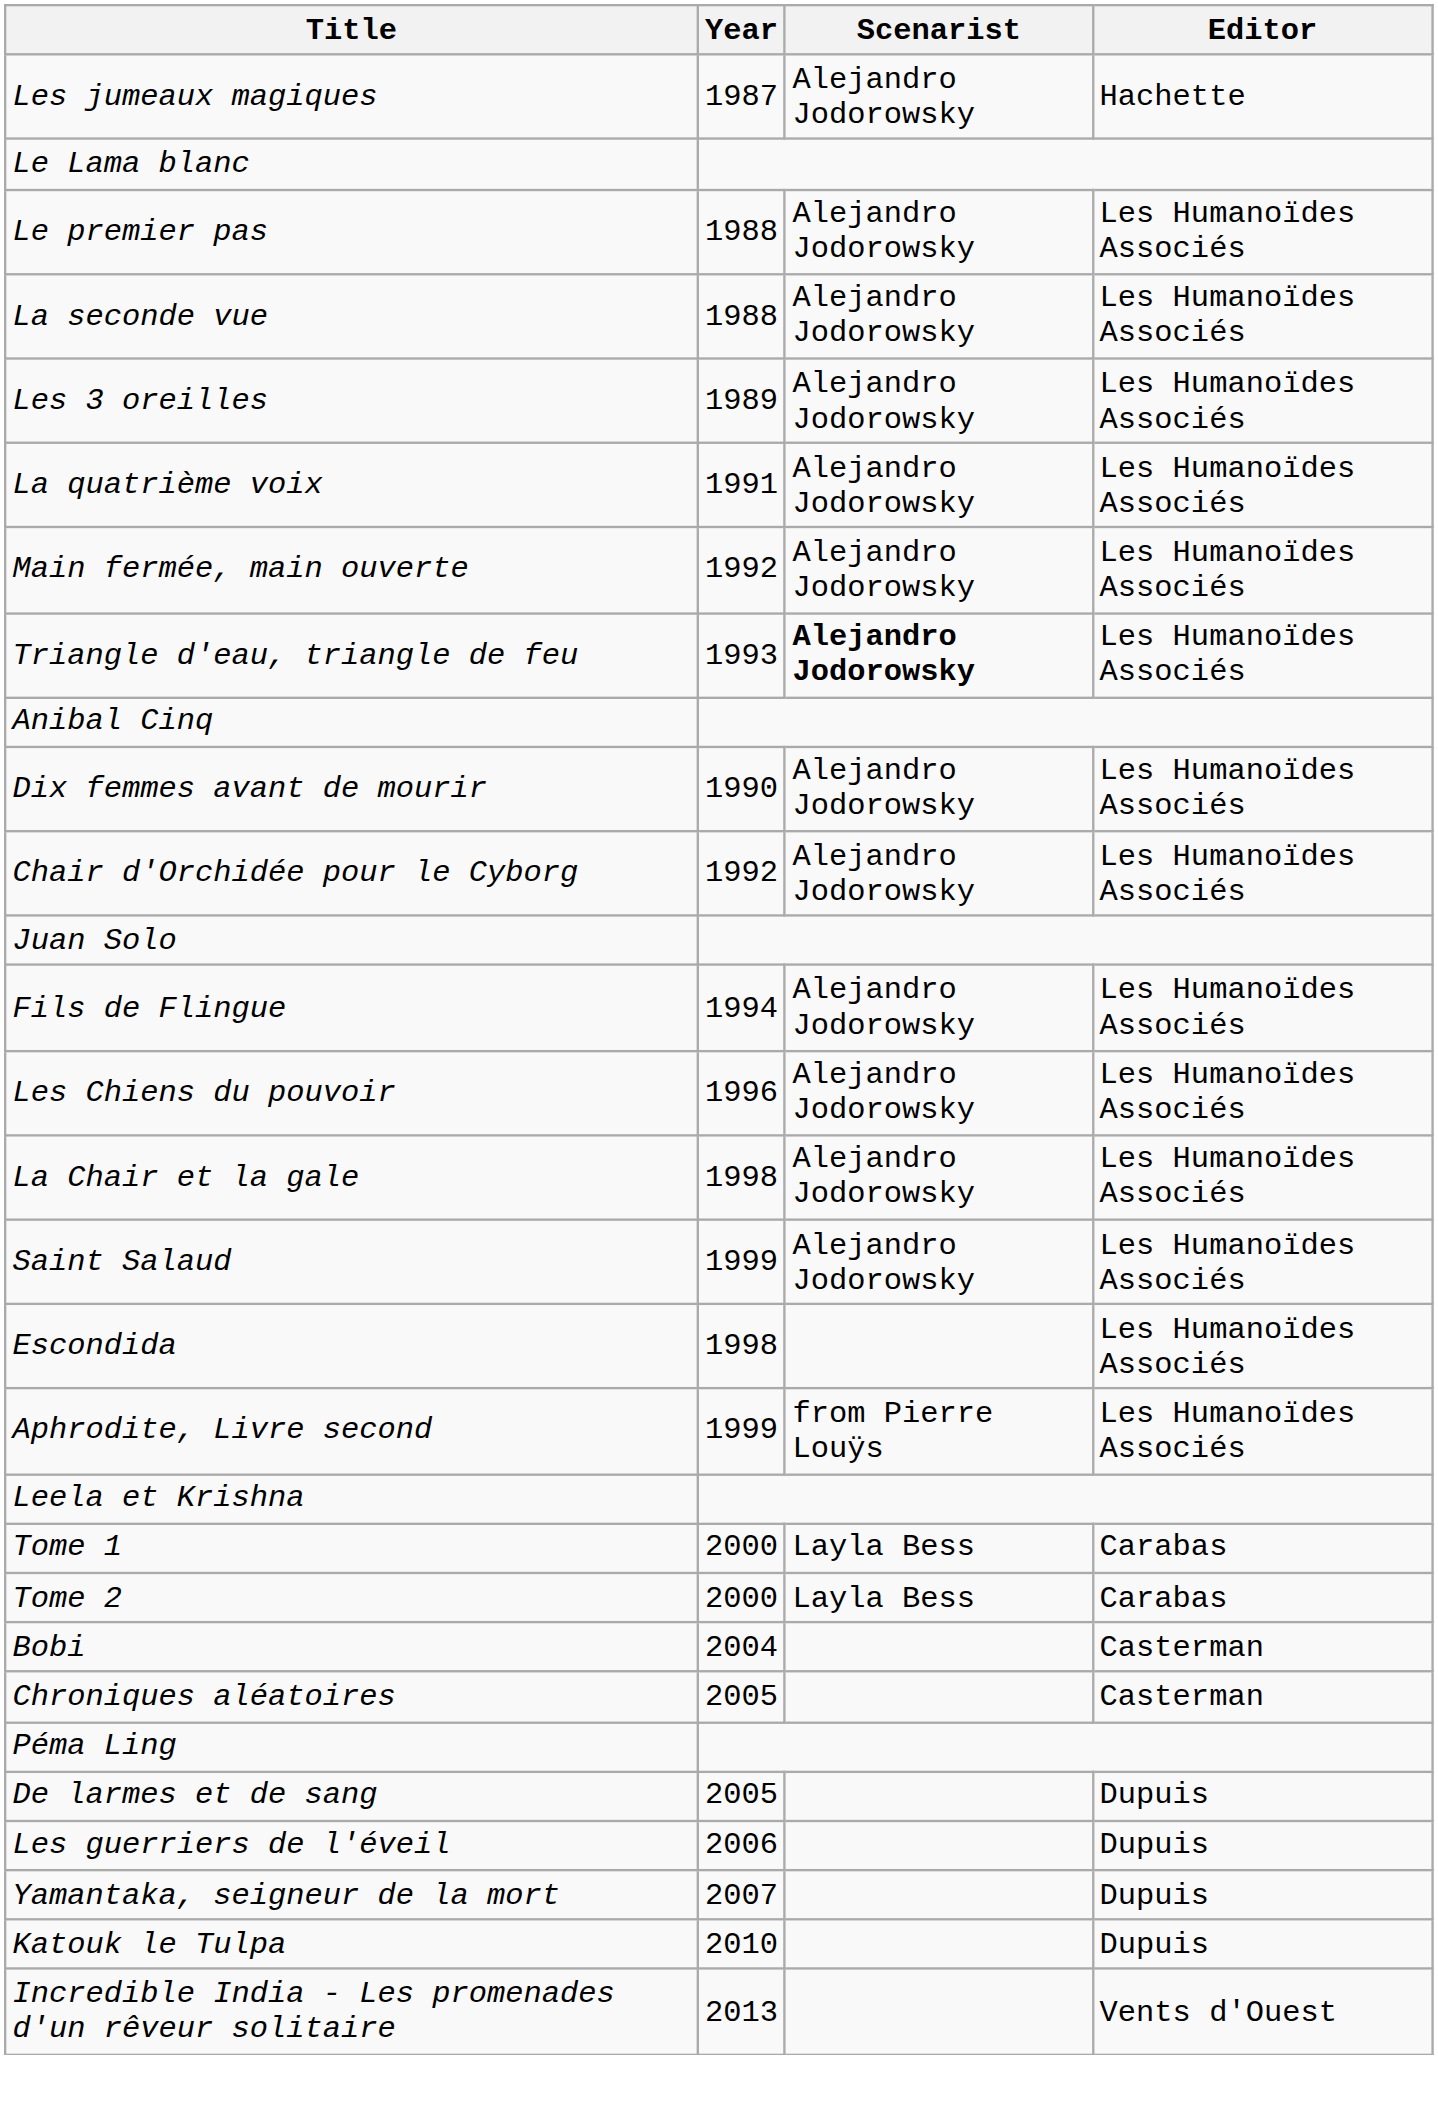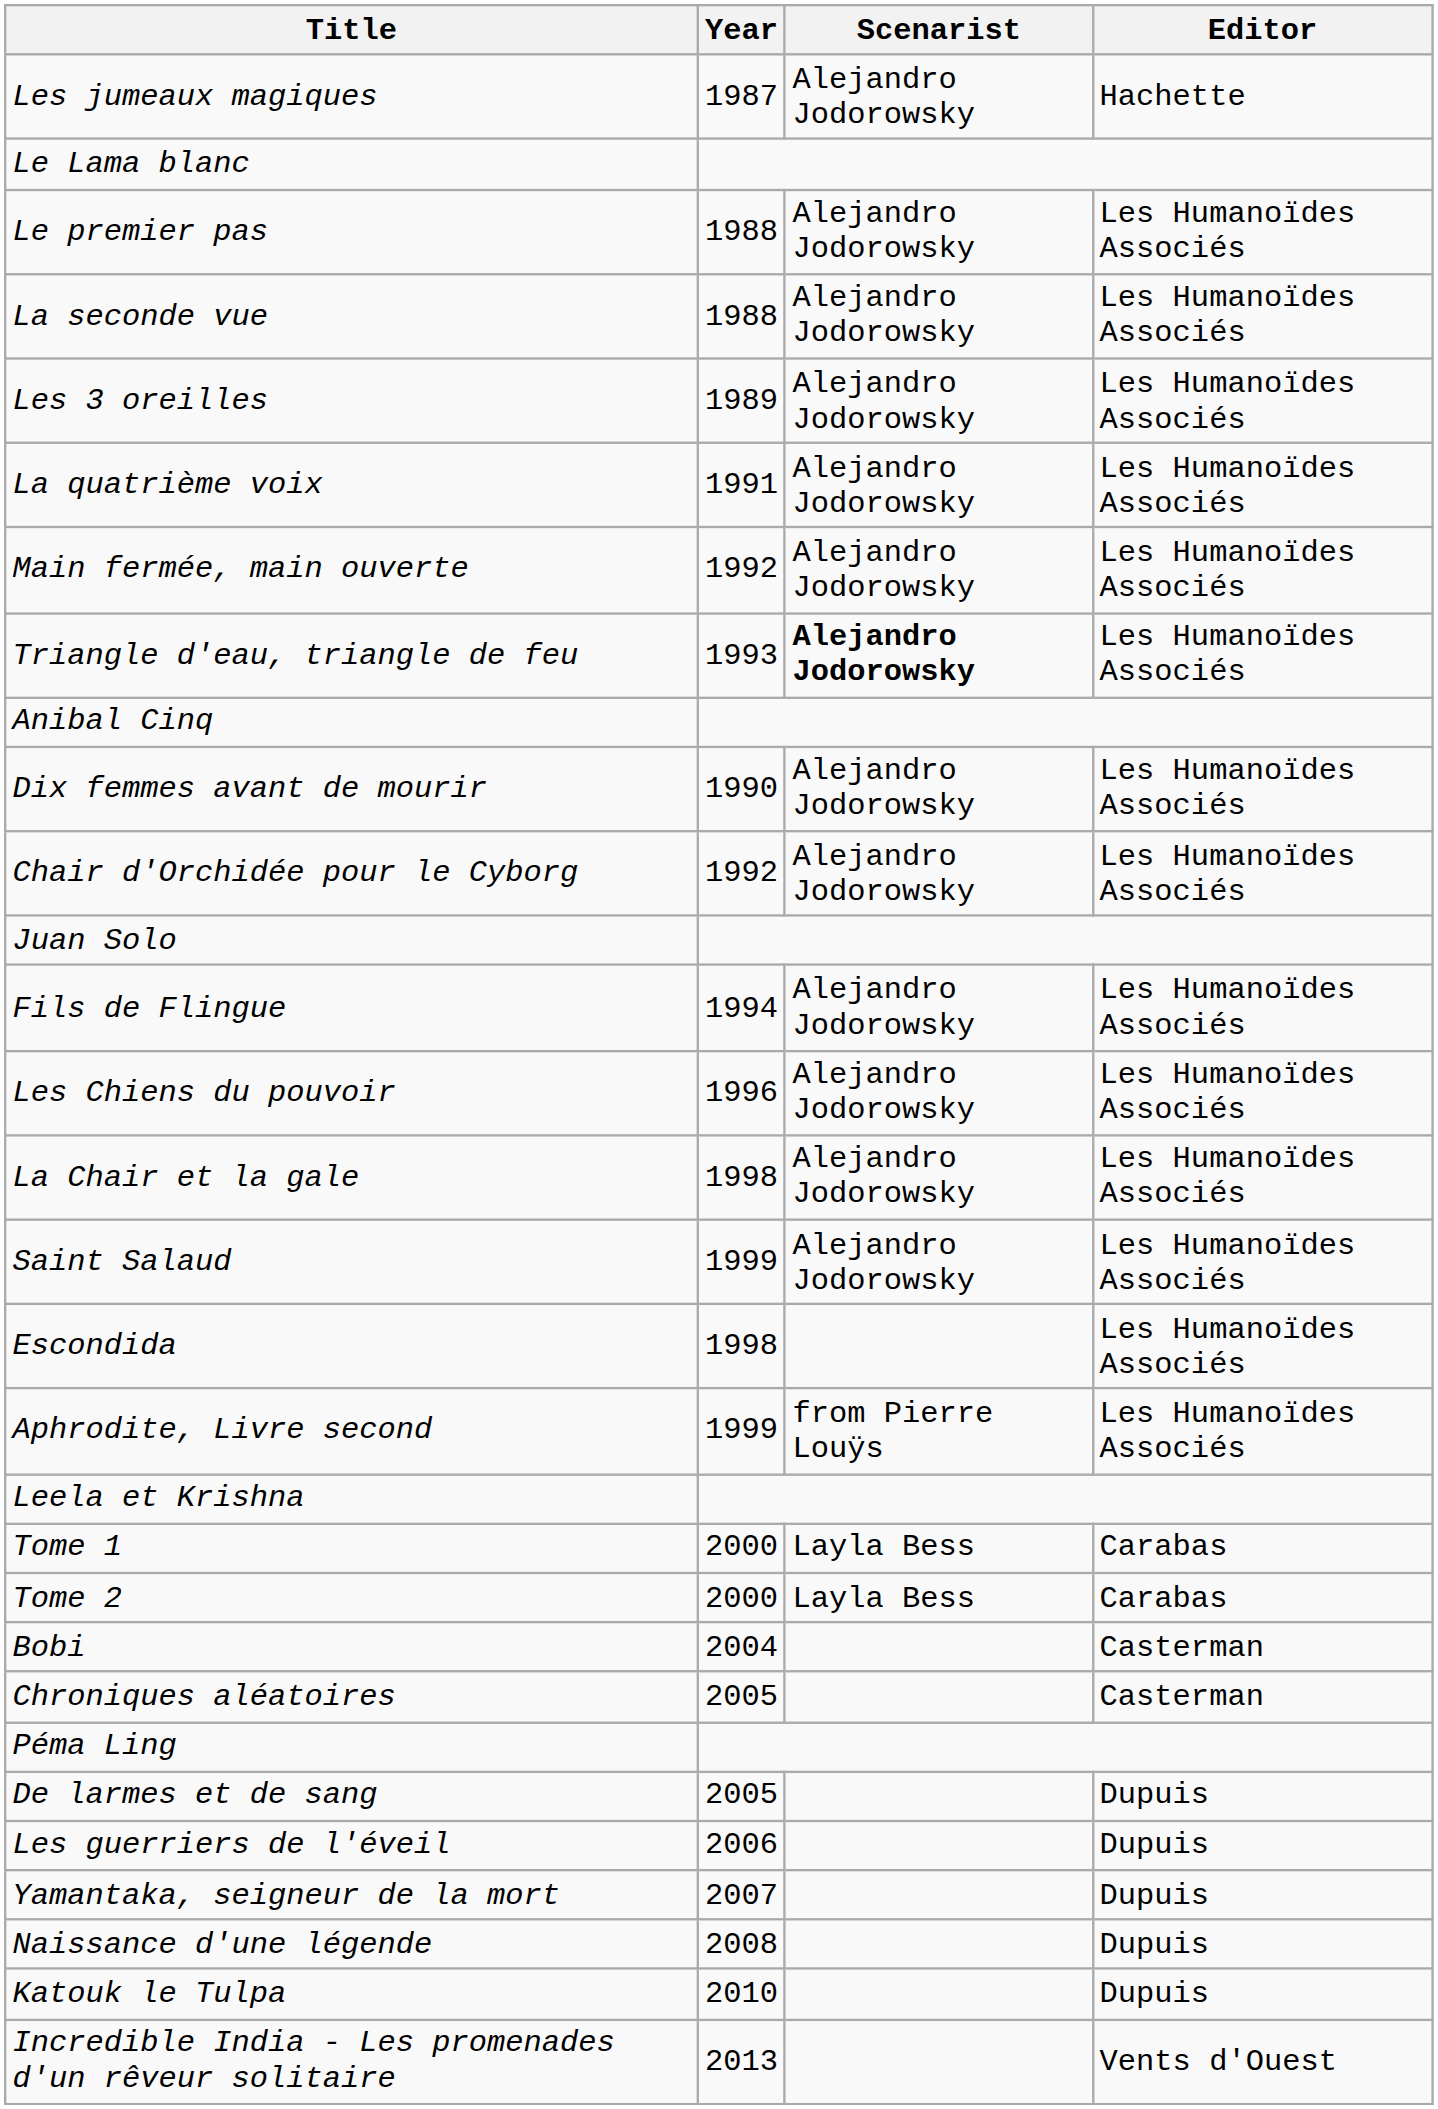+ row: (222, 1945)
